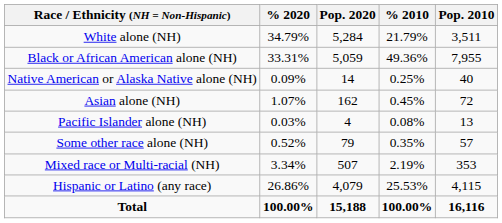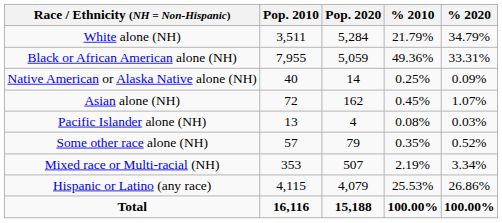columns swapped: (466, 15) <-> (288, 15)
